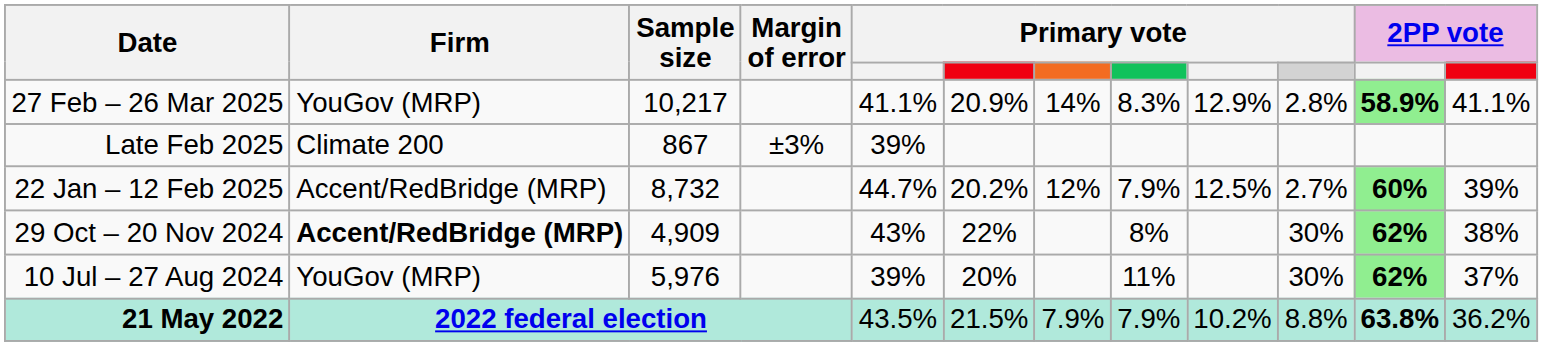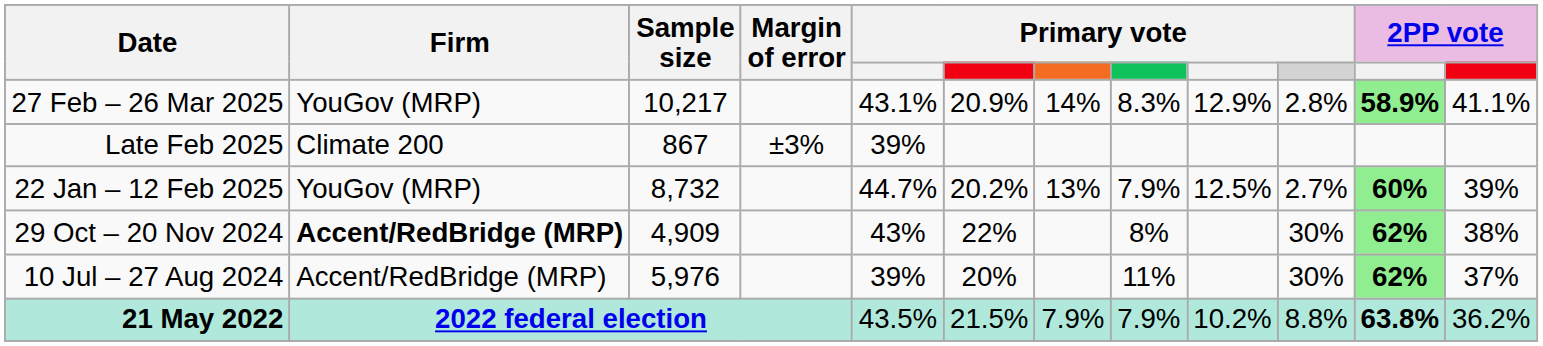(898, 102) 41.1% -> (898, 102) 43.1%
(451, 189) Accent/RedBridge (MRP) -> (389, 189) YouGov (MRP)
(1073, 189) 12% -> (1073, 189) 13%
(389, 276) YouGov (MRP) -> (451, 276) Accent/RedBridge (MRP)
